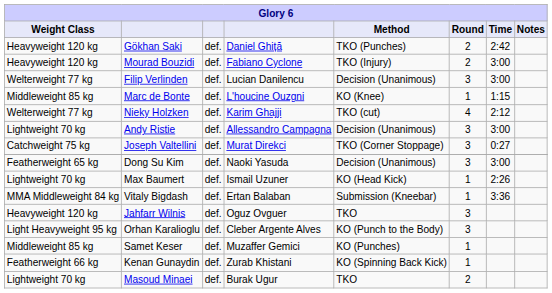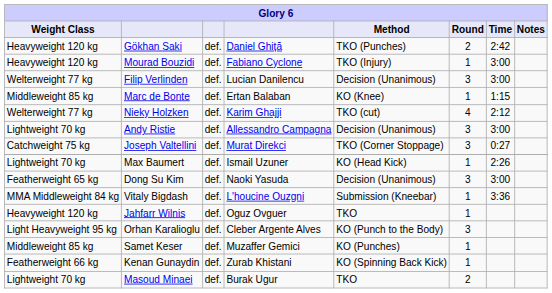(468, 63) 2 -> (468, 63) 1
(265, 96) L'houcine Ouzgni -> (258, 96) Ertan Balaban
rows swapped: (154, 179) <-> (154, 163)
(258, 196) Ertan Balaban -> (265, 196) L'houcine Ouzgni
(468, 212) 3 -> (468, 212) 1
